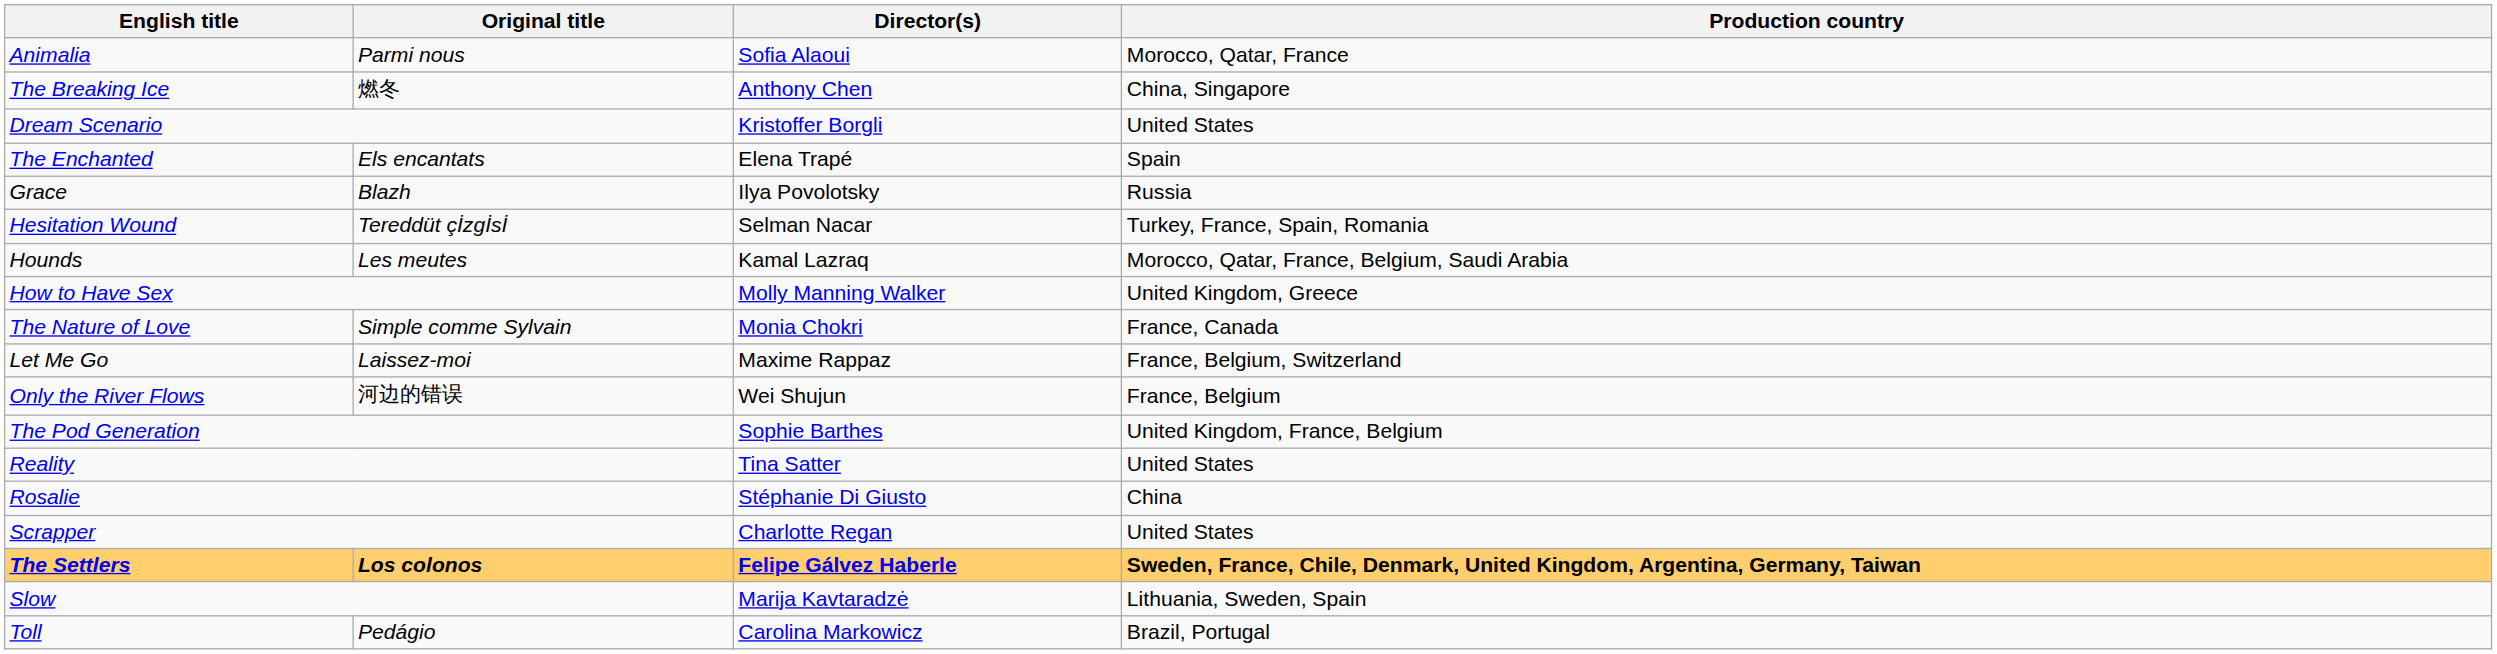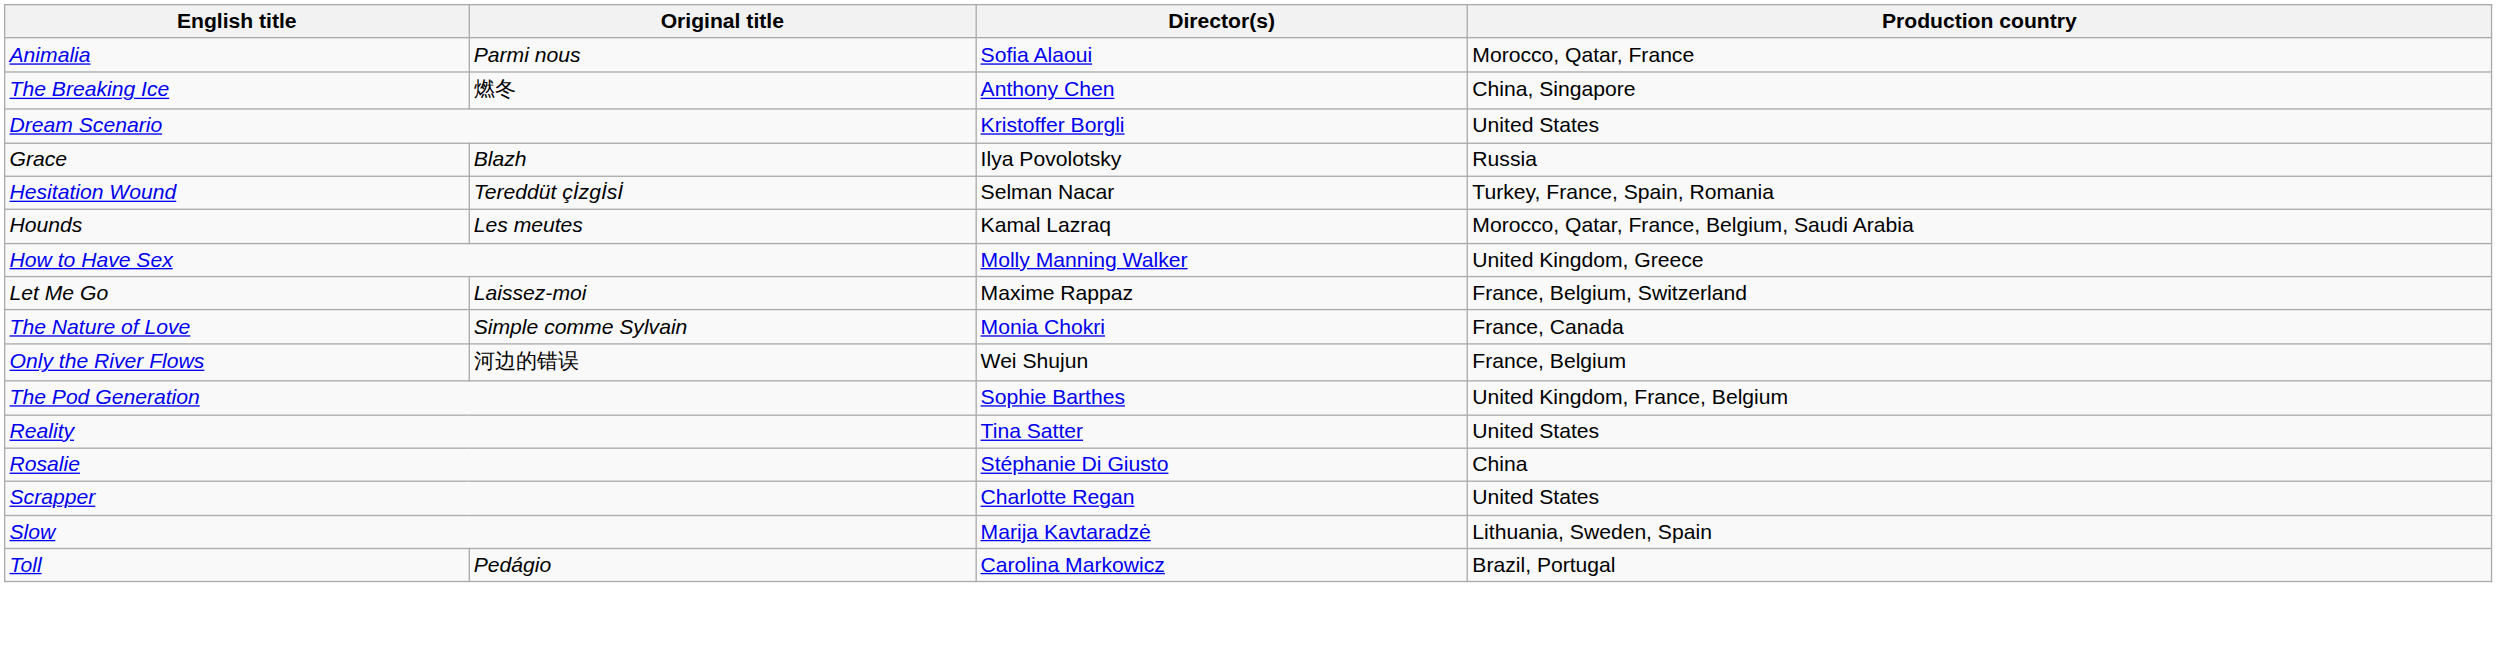- row: (81, 159)
rows swapped: (59, 360) <-> (100, 326)
- row: (70, 565)
